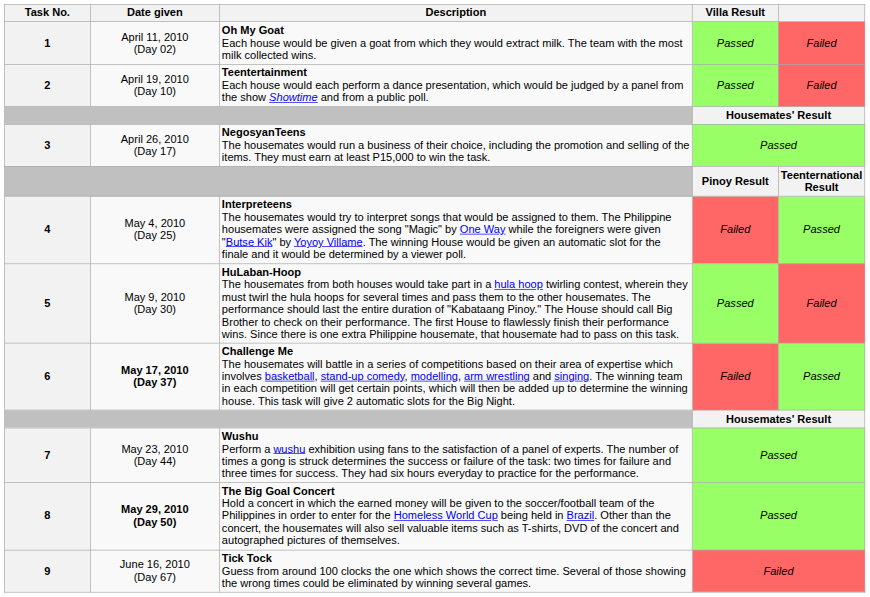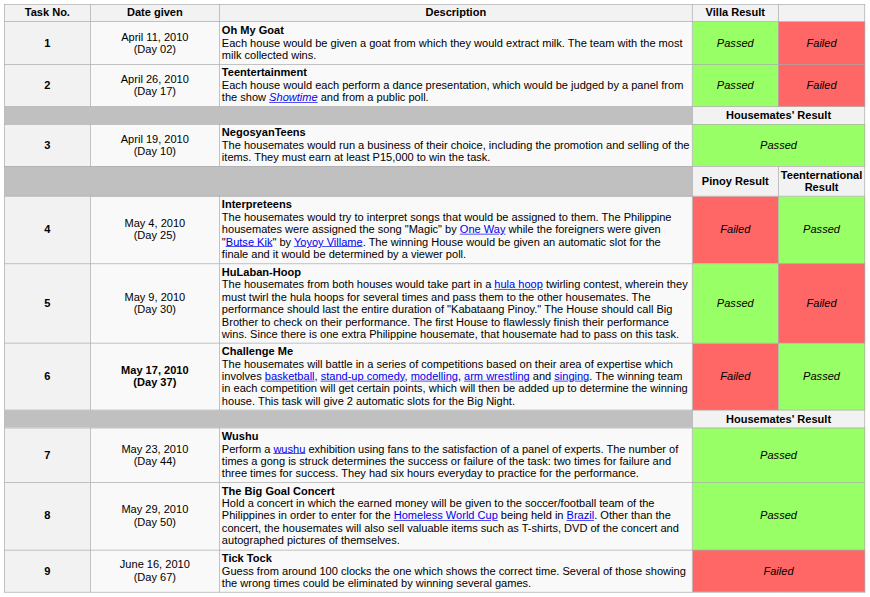(155, 85) April 19, 2010 (Day 10) -> (155, 85) April 26, 2010 (Day 17)
(155, 145) April 26, 2010 (Day 17) -> (155, 145) April 19, 2010 (Day 10)
(155, 516) bold -> (155, 516) normal
